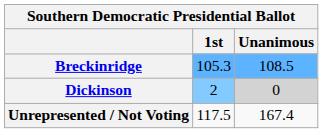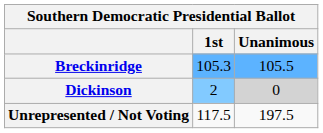(276, 66) 108.5 -> (276, 66) 105.5
(276, 115) 167.4 -> (276, 115) 197.5
